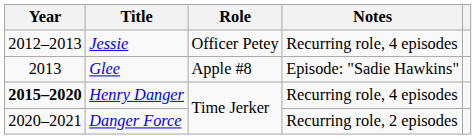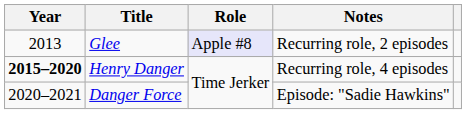- row: (109, 43)
(222, 69) no background -> (222, 43) lavender background
(373, 69) Episode: "Sadie Hawkins" -> (362, 43) Recurring role, 2 episodes
(372, 120) Recurring role, 2 episodes -> (363, 95) Episode: "Sadie Hawkins"
